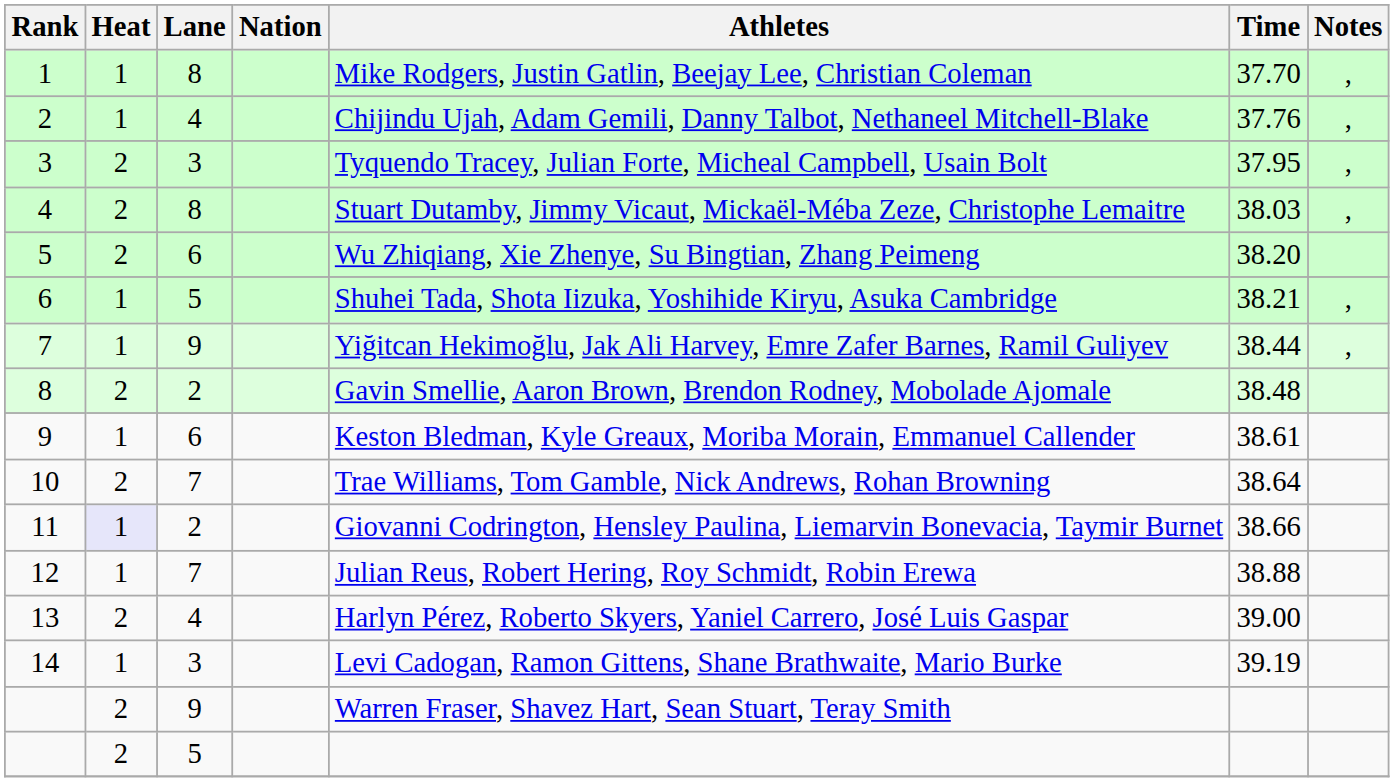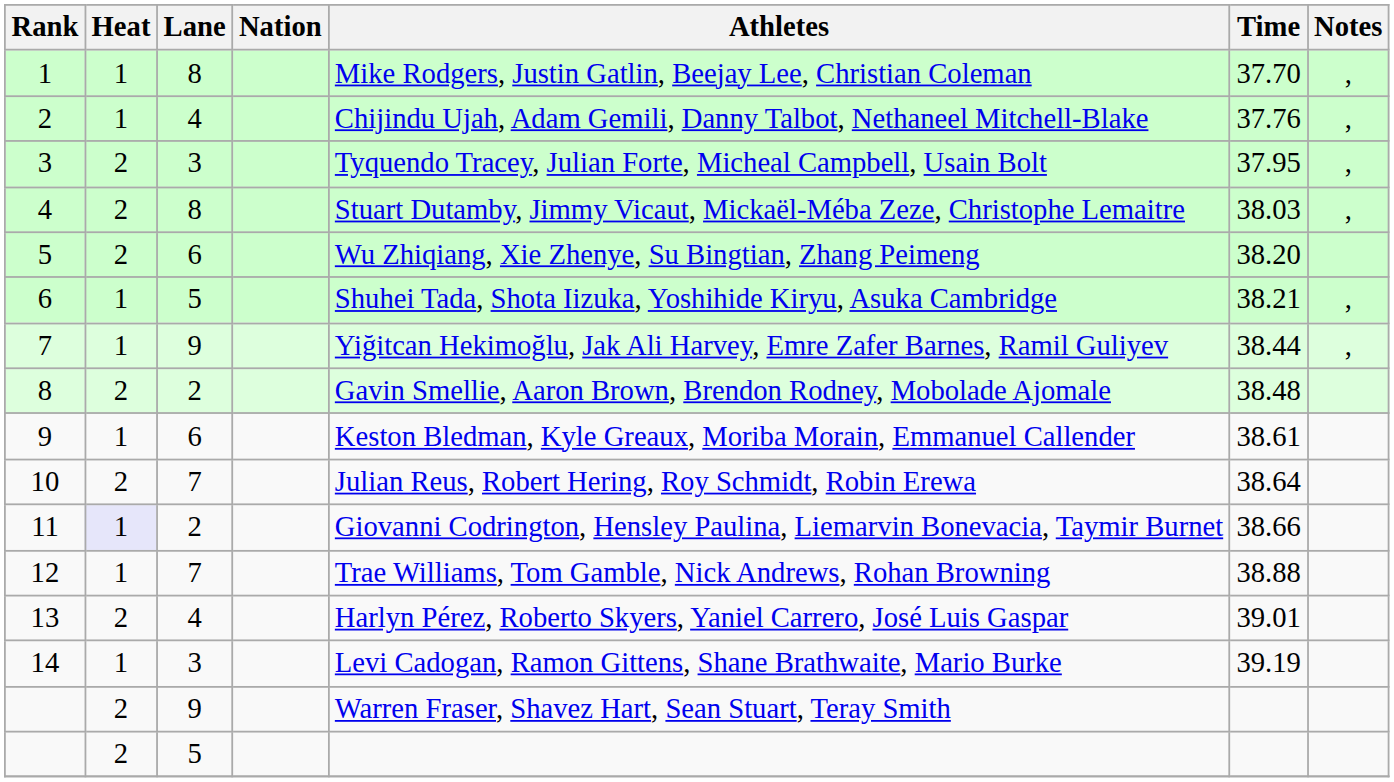(693, 481) Trae Williams, Tom Gamble, Nick Andrews, Rohan Browning -> (655, 481) Julian Reus, Robert Hering, Roy Schmidt, Robin Erewa
(655, 572) Julian Reus, Robert Hering, Roy Schmidt, Robin Erewa -> (693, 572) Trae Williams, Tom Gamble, Nick Andrews, Rohan Browning
(1269, 617) 39.00 -> (1269, 617) 39.01
